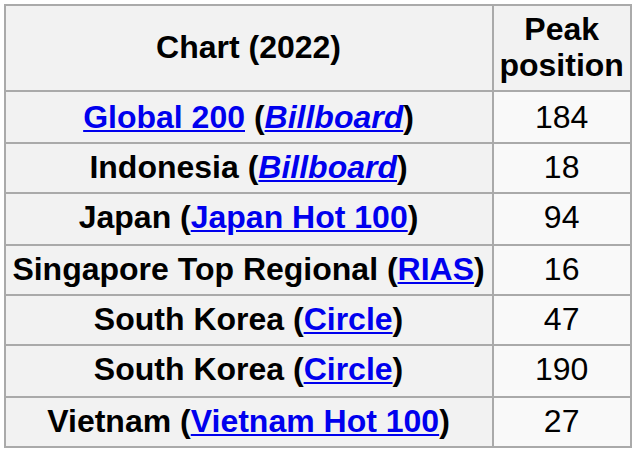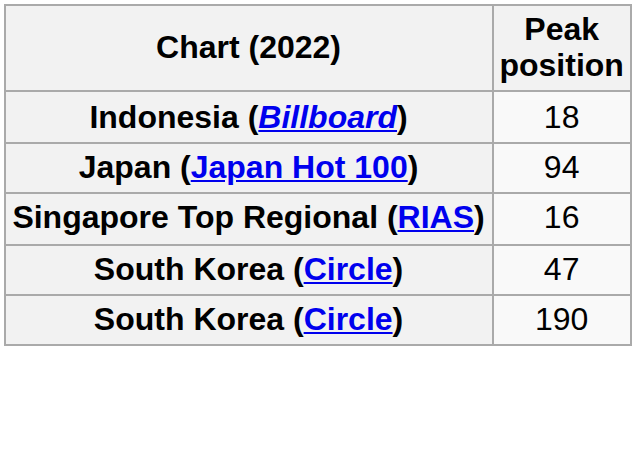- row: (562, 116)
- row: (562, 421)
